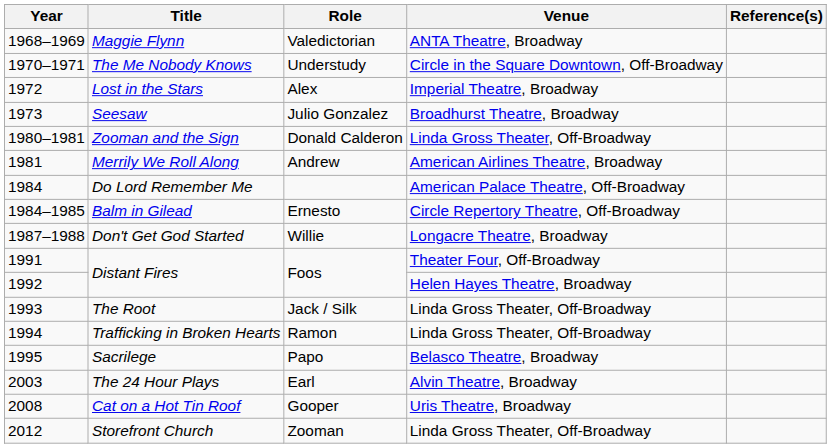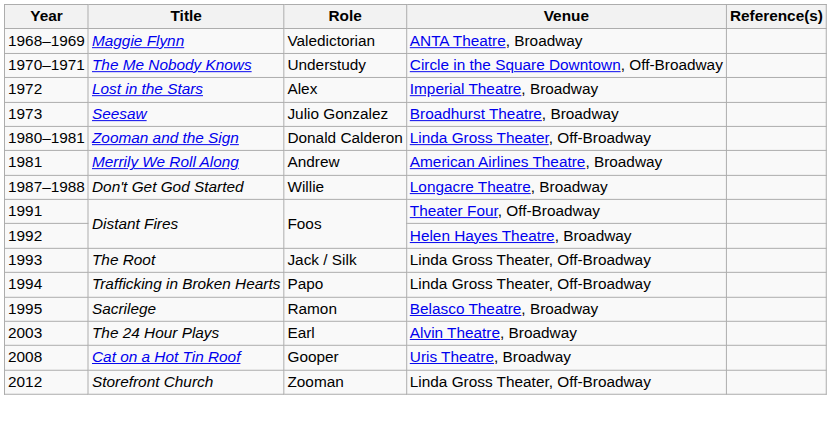- row: (25, 187)
- row: (46, 211)
(312, 333) Ramon -> (305, 284) Papo
(305, 357) Papo -> (312, 308) Ramon
